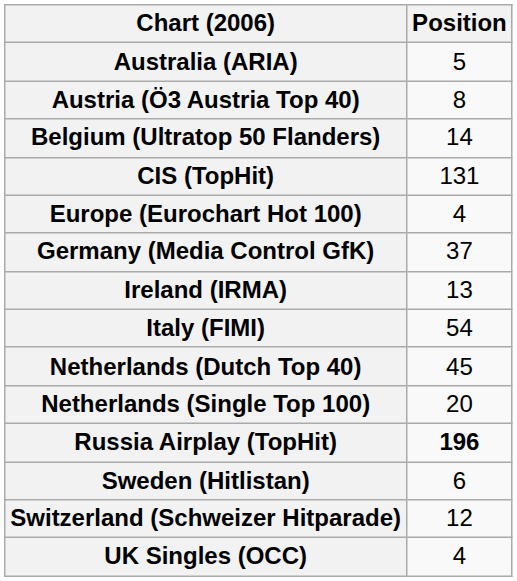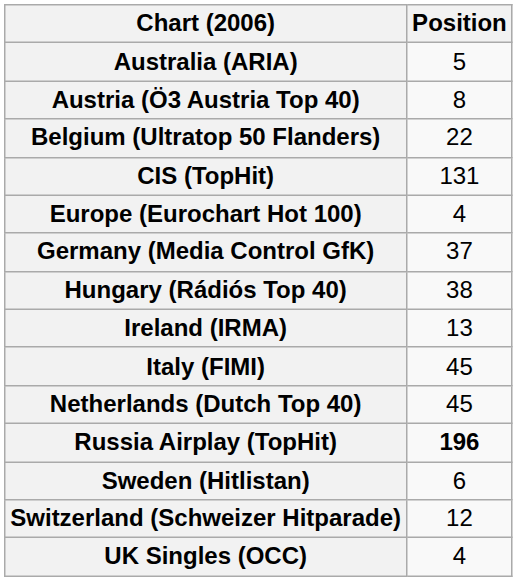(459, 137) 14 -> (459, 137) 22
+ row: (206, 289)
(459, 328) 54 -> (459, 366) 45
- row: (206, 404)
